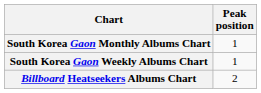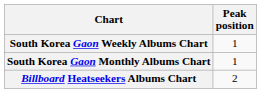rows swapped: (109, 61) <-> (109, 43)
